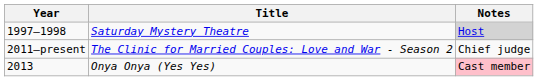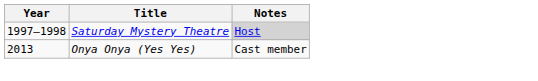- row: (272, 49)
(494, 67) pink background -> (271, 49) no background
